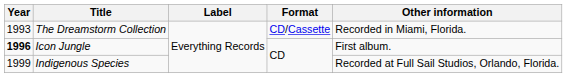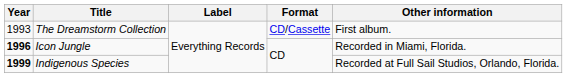(401, 30) Recorded in Miami, Florida. -> (363, 30) First album.
(363, 47) First album. -> (401, 47) Recorded in Miami, Florida.
(19, 64) normal -> (19, 64) bold
